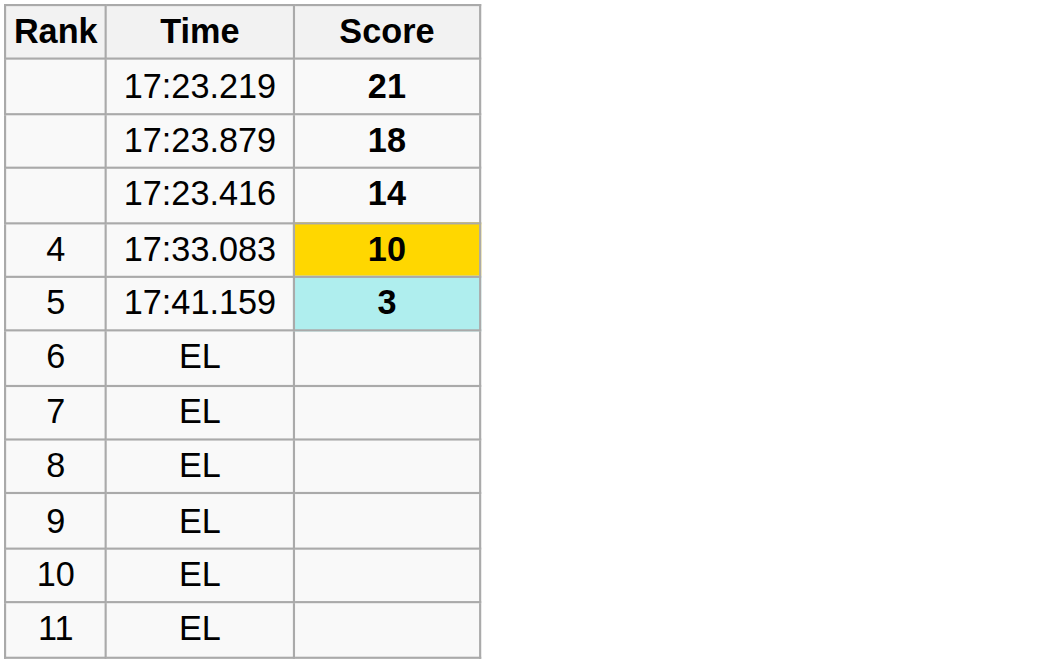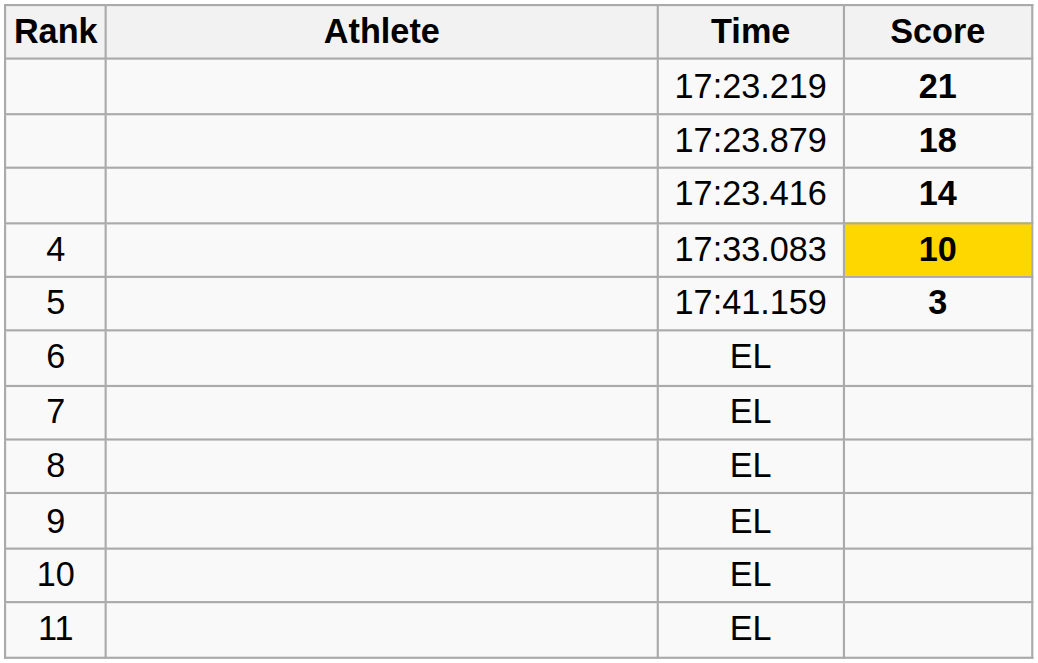+ column: (382, 31)
(387, 303) paleturquoise background -> (938, 303) no background
